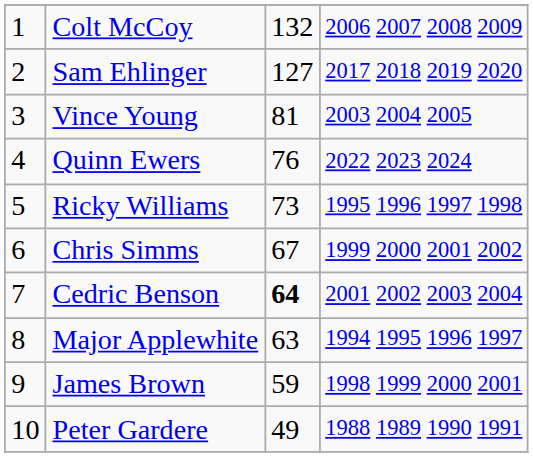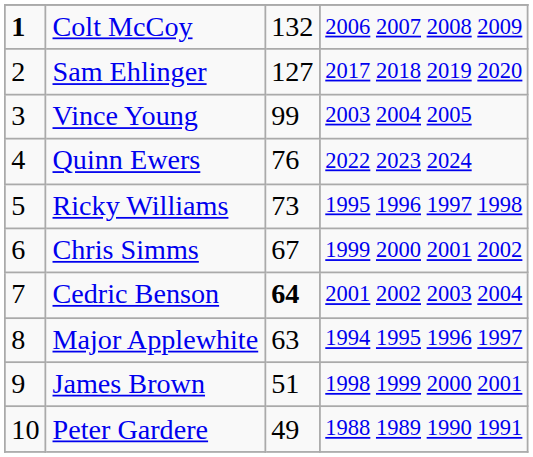(18, 26) normal -> (18, 26) bold
(285, 116) 81 -> (285, 116) 99
(285, 384) 59 -> (285, 384) 51
